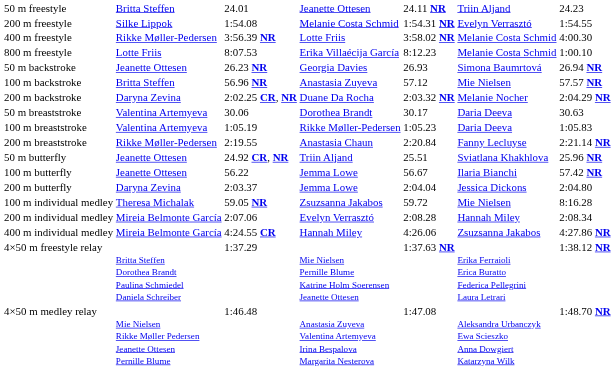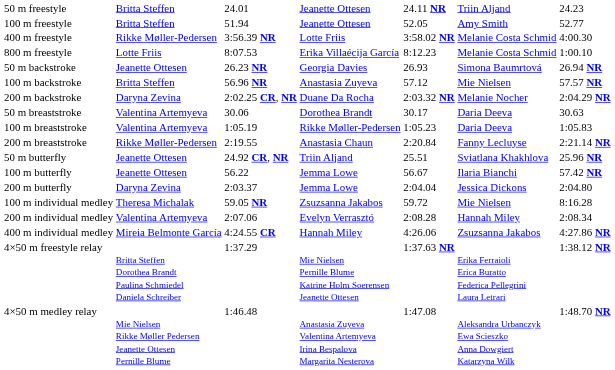+ row: (38, 23)
- row: (38, 23)
(169, 217) Mireia Belmonte García -> (162, 217) Valentina Artemyeva
